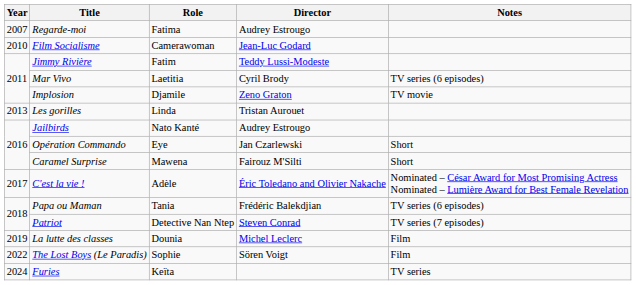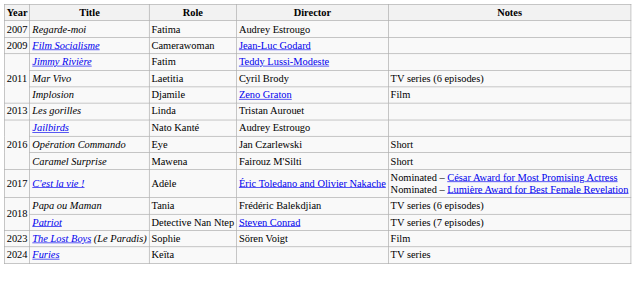(17, 45) 2010 -> (17, 45) 2009
(412, 95) TV movie -> (400, 95) Film
- row: (73, 238)
(17, 255) 2022 -> (17, 238) 2023
